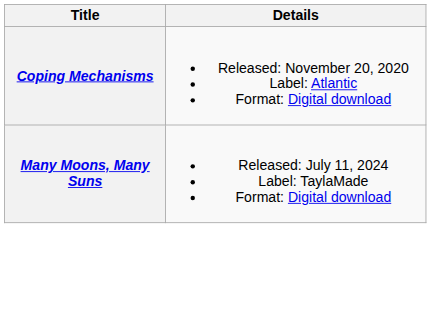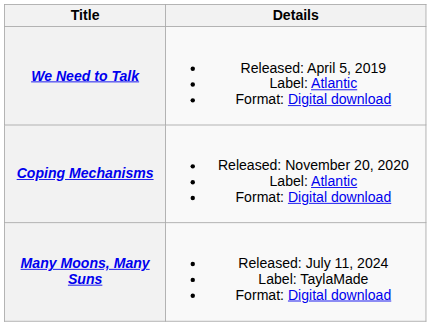+ row: (85, 75)
